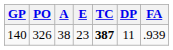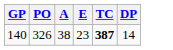- column: (154, 14)
(129, 34) 11 -> (129, 34) 14
